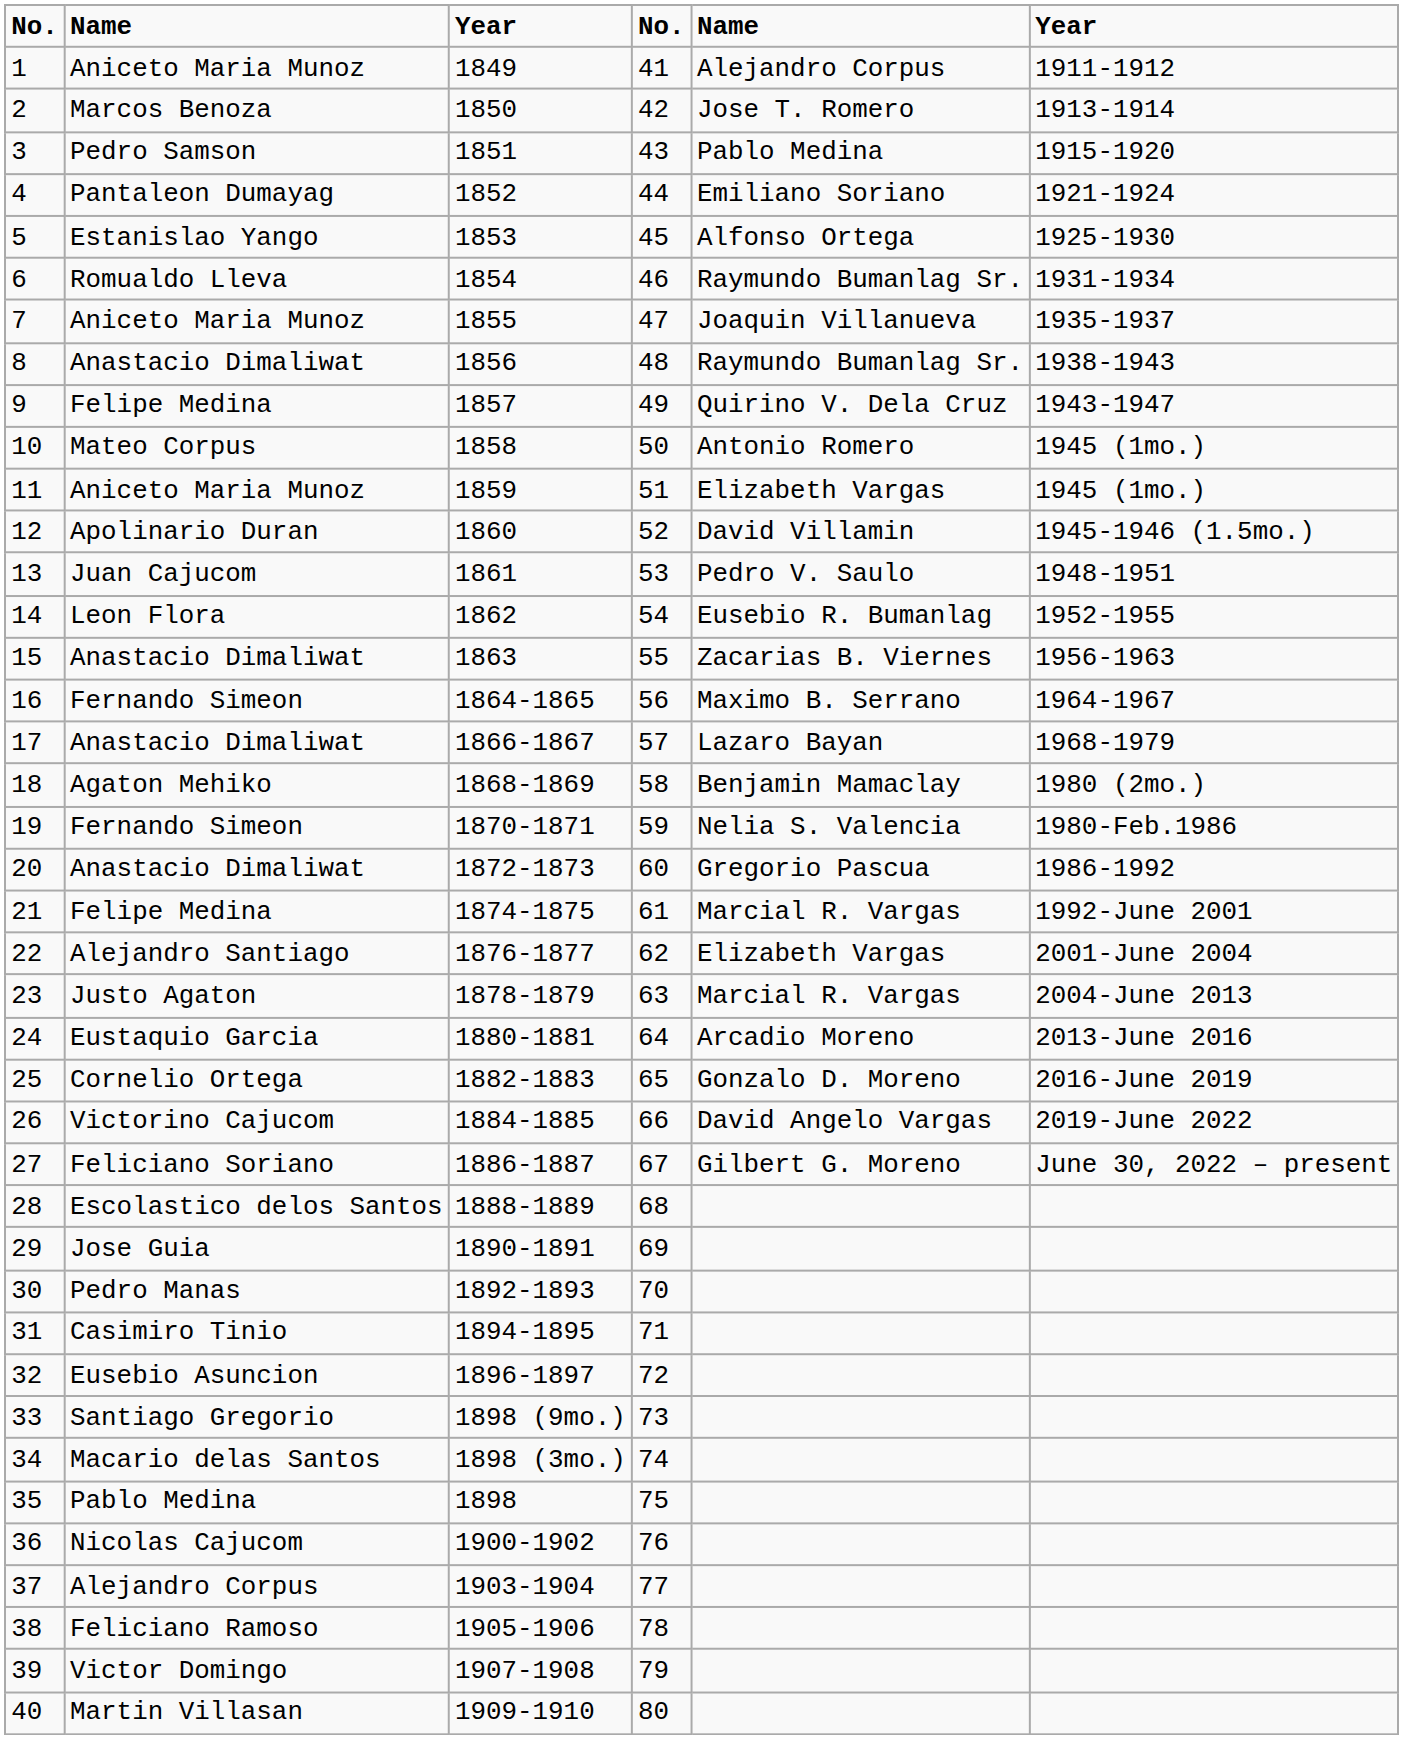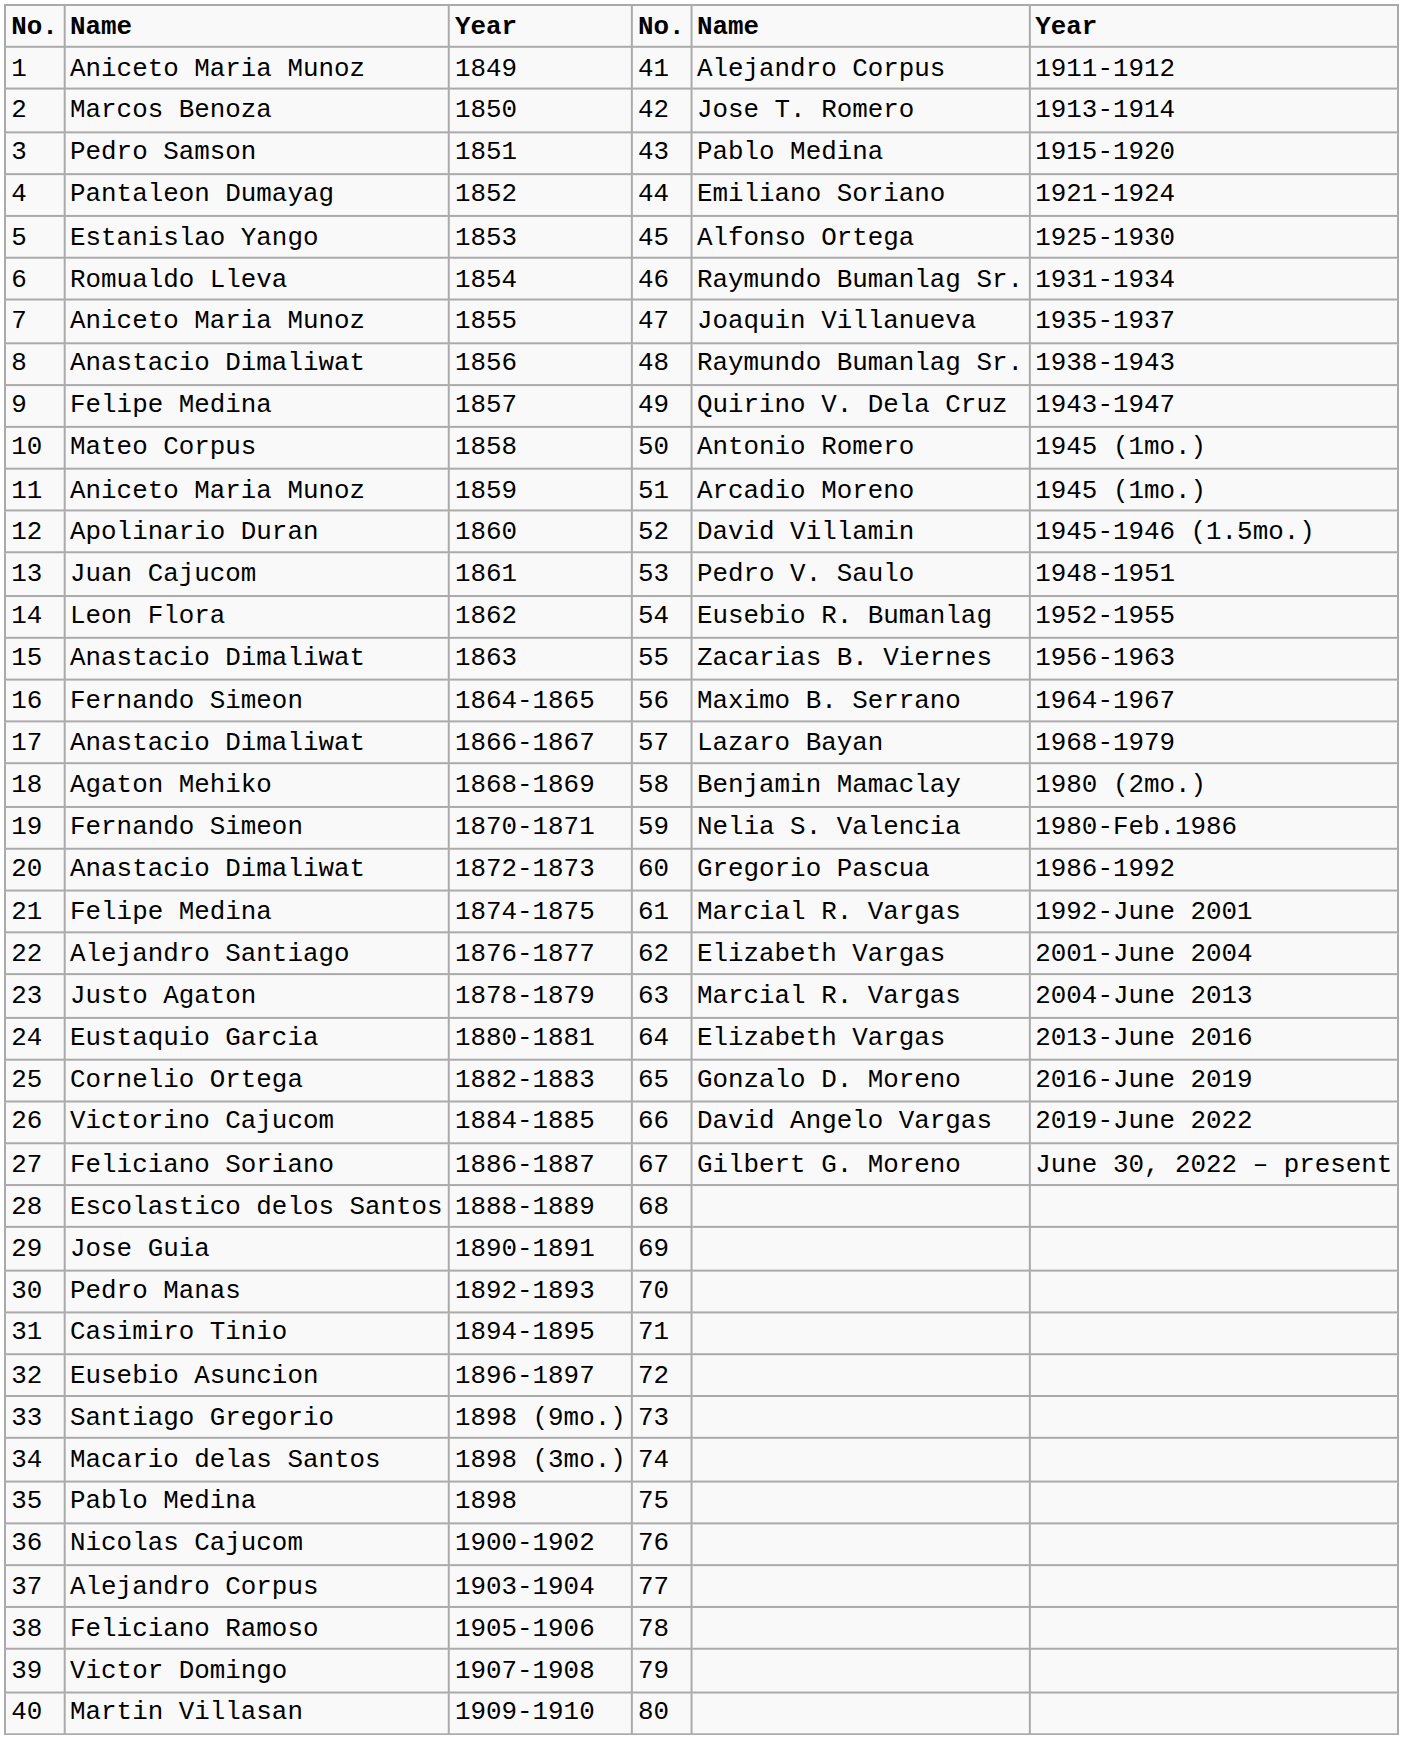(821, 490) Elizabeth Vargas -> (806, 490) Arcadio Moreno
(806, 1038) Arcadio Moreno -> (821, 1038) Elizabeth Vargas
